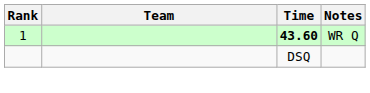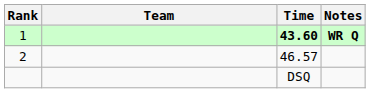(343, 36) normal -> (343, 36) bold
+ row: (23, 56)
